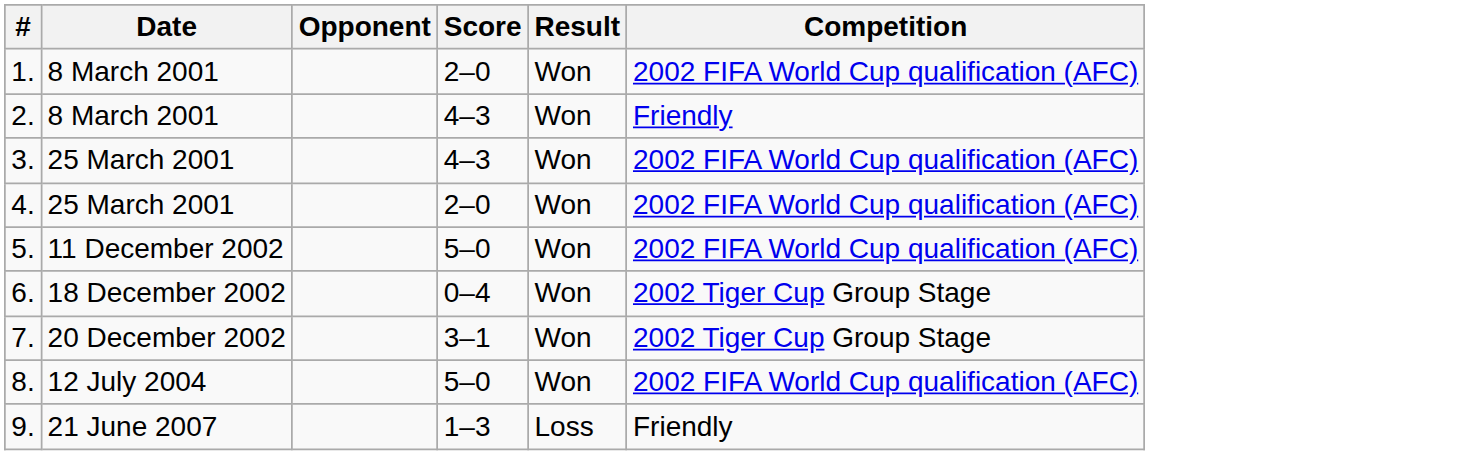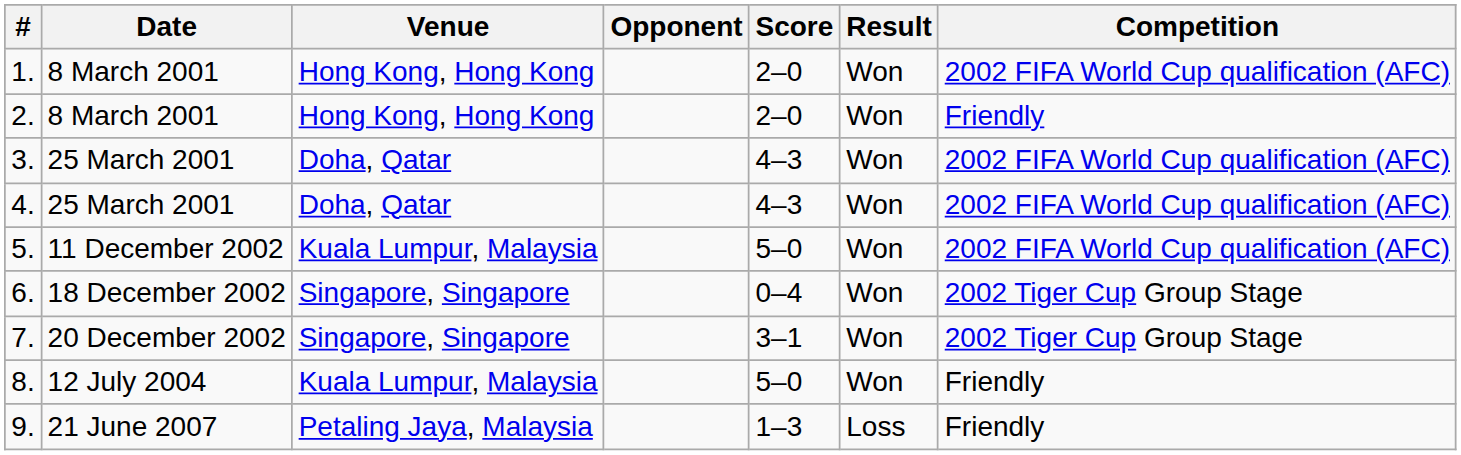+ column: (448, 26)
(467, 115) 4–3 -> (779, 115) 2–0
(467, 204) 2–0 -> (779, 204) 4–3
(886, 381) 2002 FIFA World Cup qualification (AFC) -> (995, 381) Friendly
